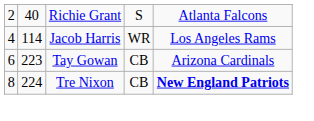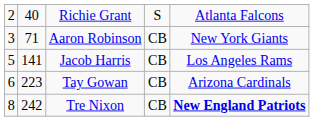+ row: (95, 37)
(11, 37) 4 -> (11, 60) 5
(32, 37) 114 -> (32, 60) 141
(139, 37) WR -> (157, 60) CB
(32, 82) 224 -> (32, 104) 242
